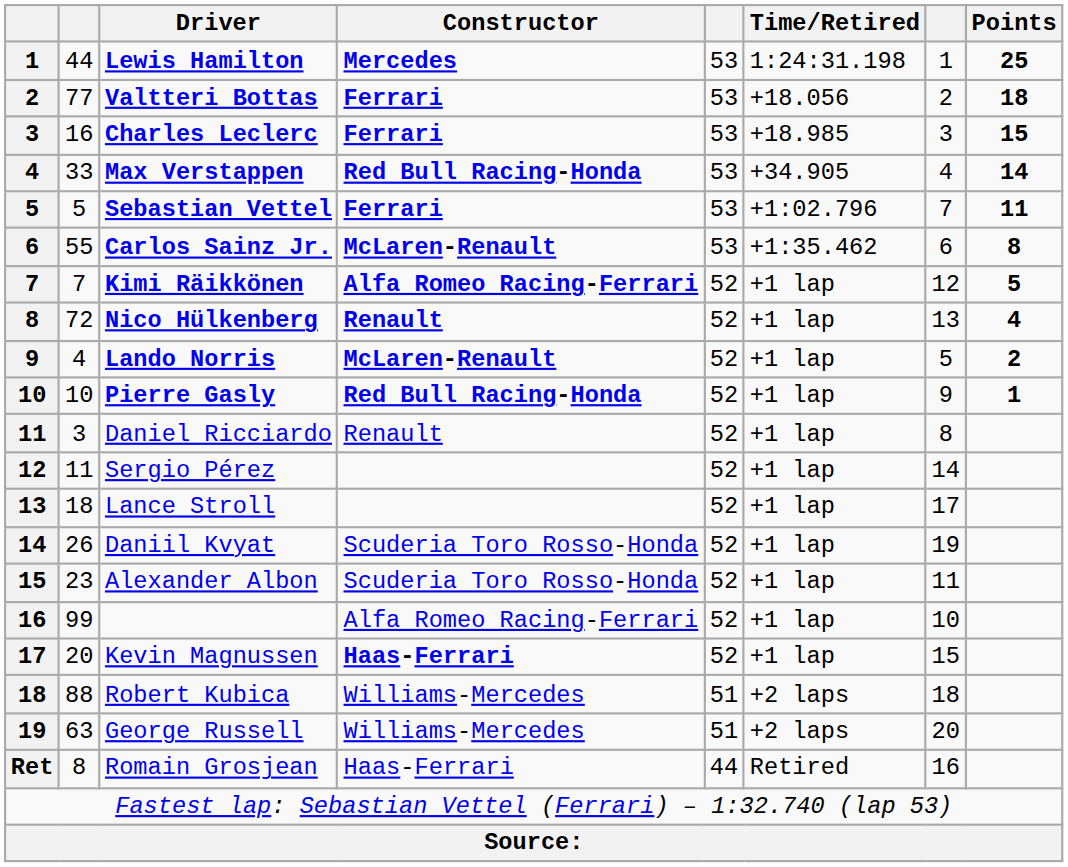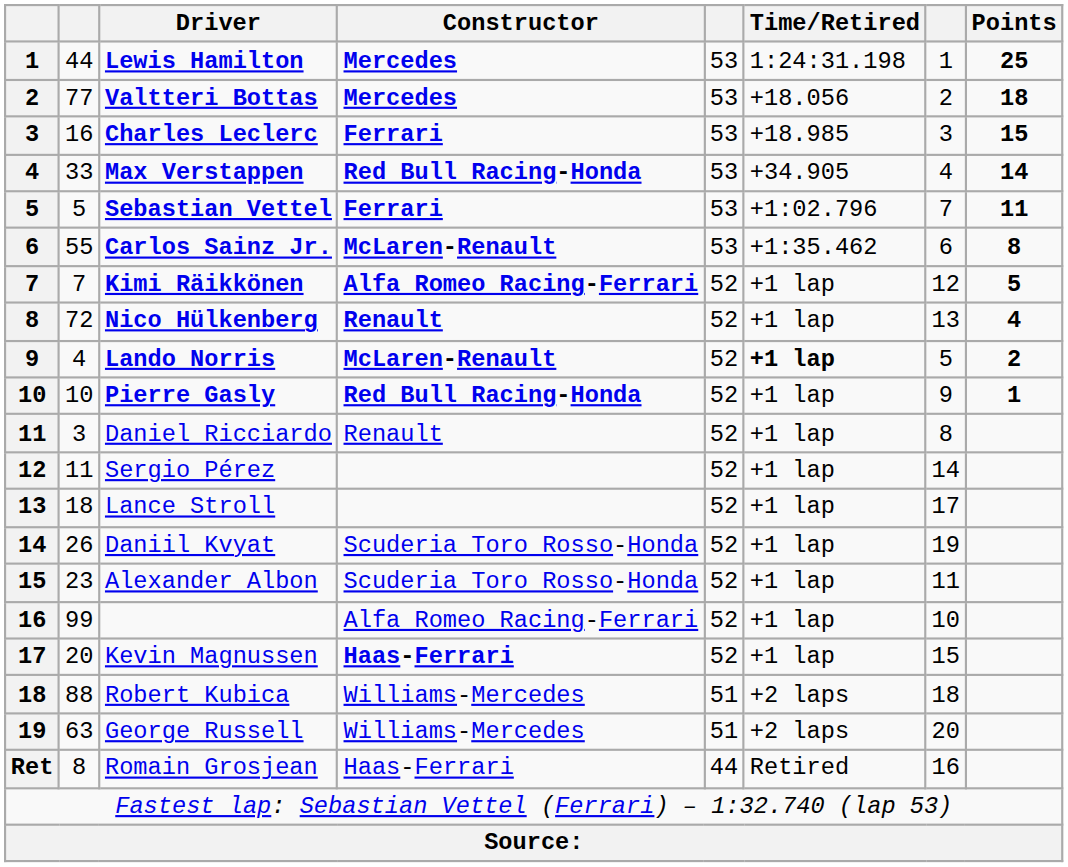(393, 98) Ferrari -> (400, 98) Mercedes
(792, 359) normal -> (792, 359) bold
